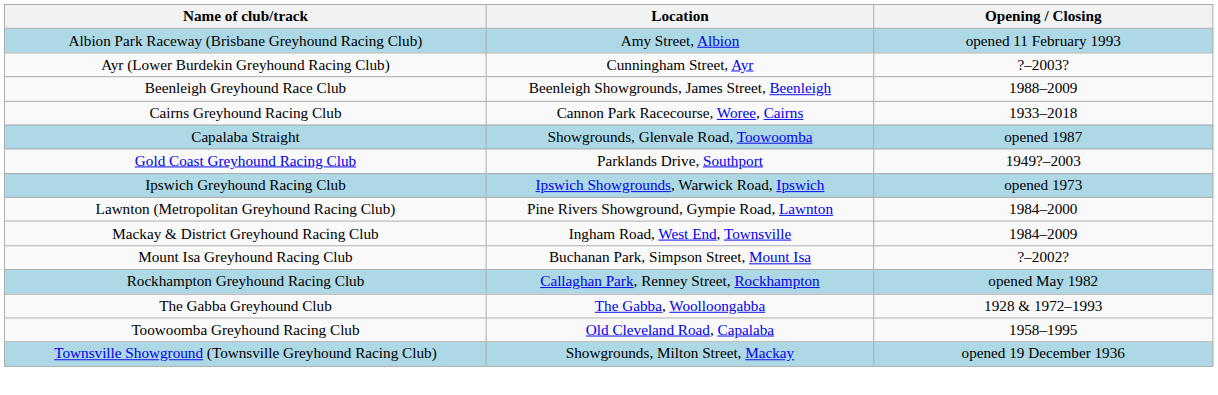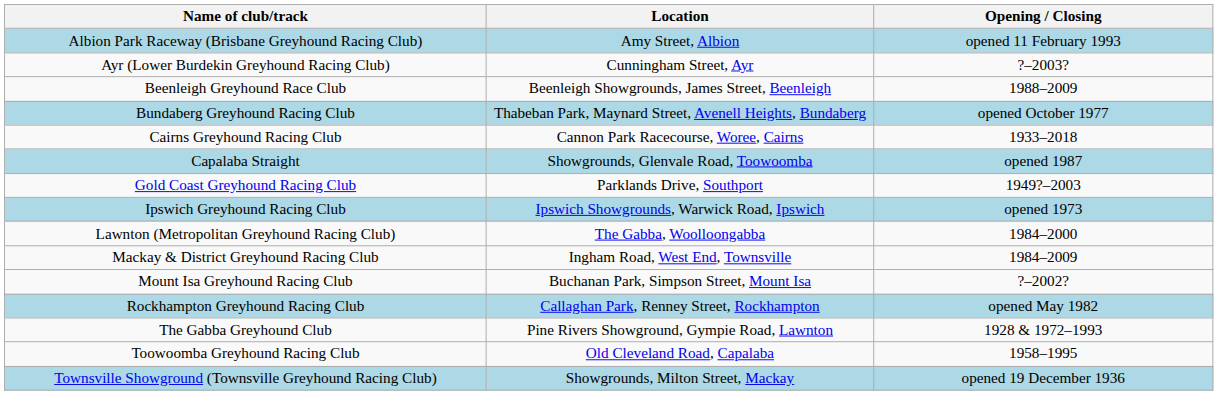+ row: (245, 112)
(680, 209) Pine Rivers Showground, Gympie Road, Lawnton -> (680, 233) The Gabba, Woolloongabba
(680, 305) The Gabba, Woolloongabba -> (680, 329) Pine Rivers Showground, Gympie Road, Lawnton
